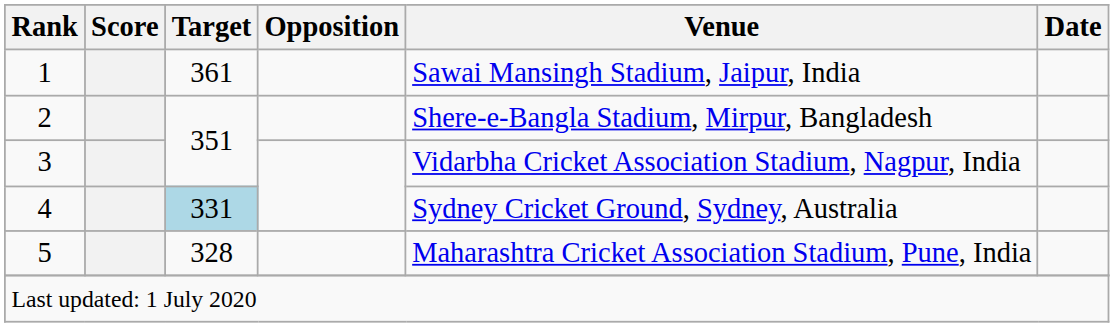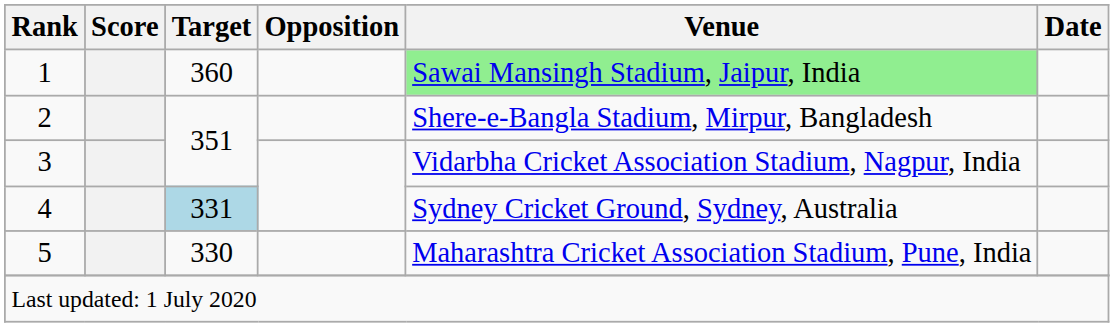(212, 72) 361 -> (212, 72) 360
(636, 72) no background -> (636, 72) lightgreen background
(212, 252) 328 -> (212, 252) 330
